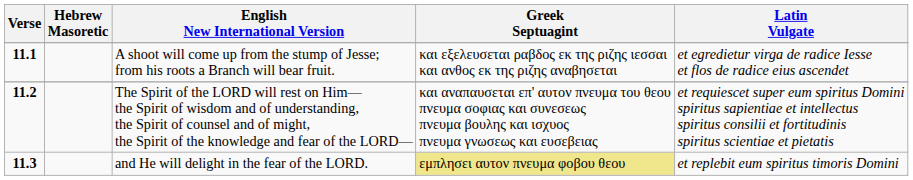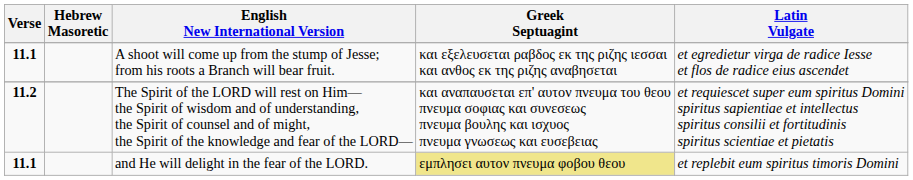(24, 163) 11.3 -> (24, 163) 11.1
